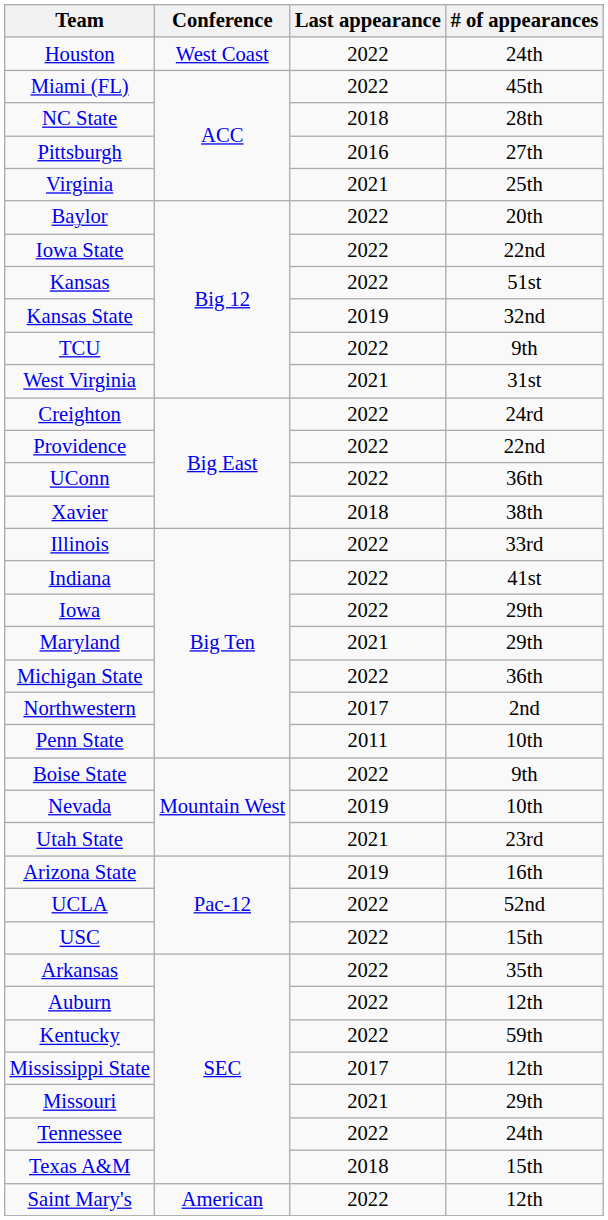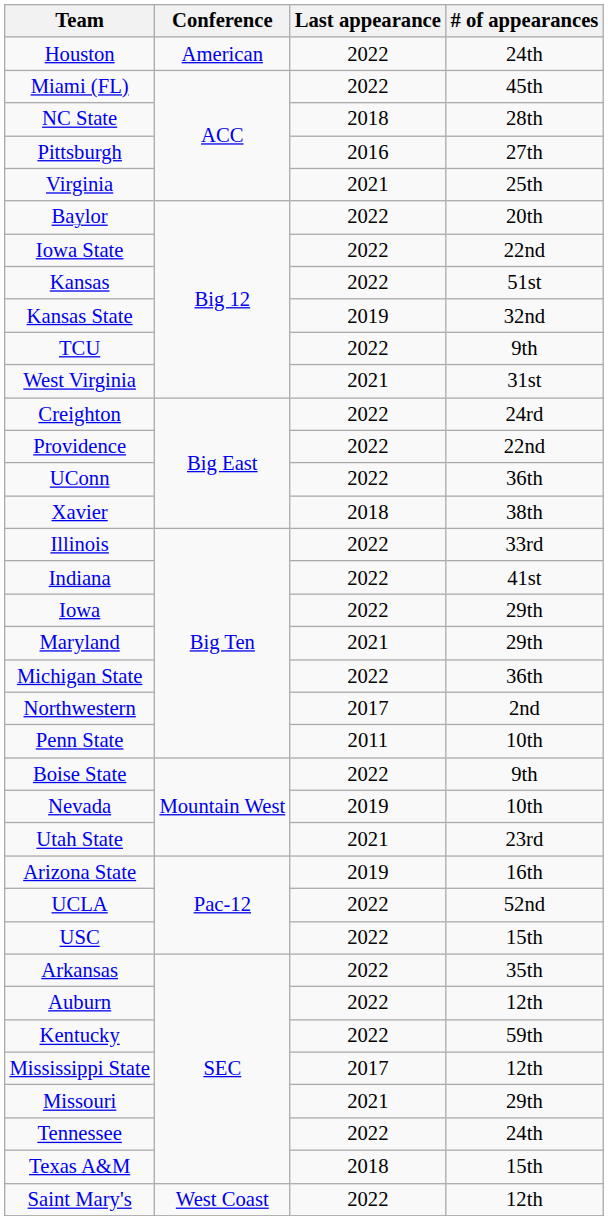(222, 53) West Coast -> (222, 53) American
(222, 1199) American -> (222, 1199) West Coast
